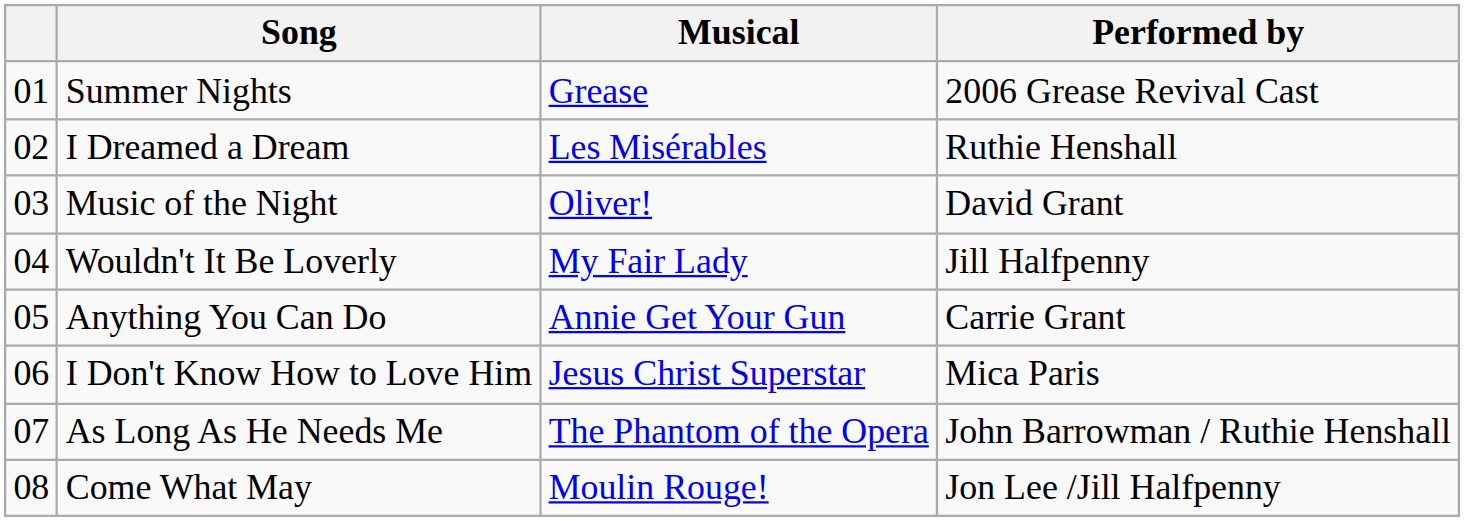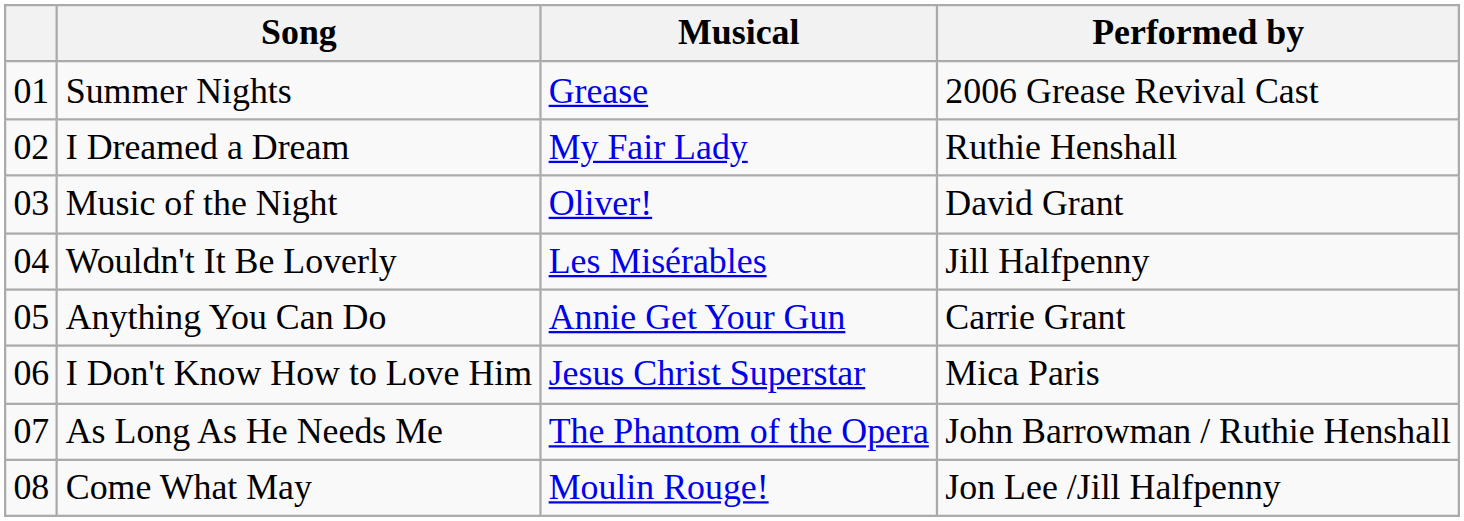(658, 146) Les Misérables -> (648, 146) My Fair Lady
(648, 260) My Fair Lady -> (658, 260) Les Misérables
